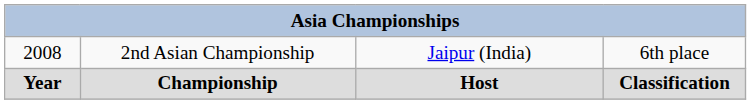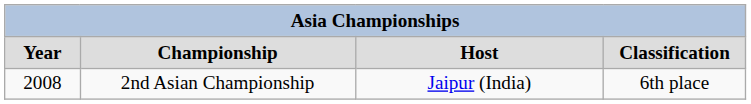rows swapped: (42, 83) <-> (42, 52)
